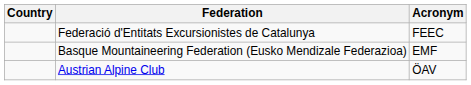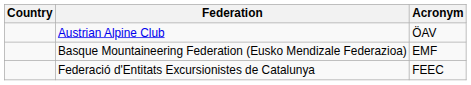rows swapped: (111, 70) <-> (186, 32)
